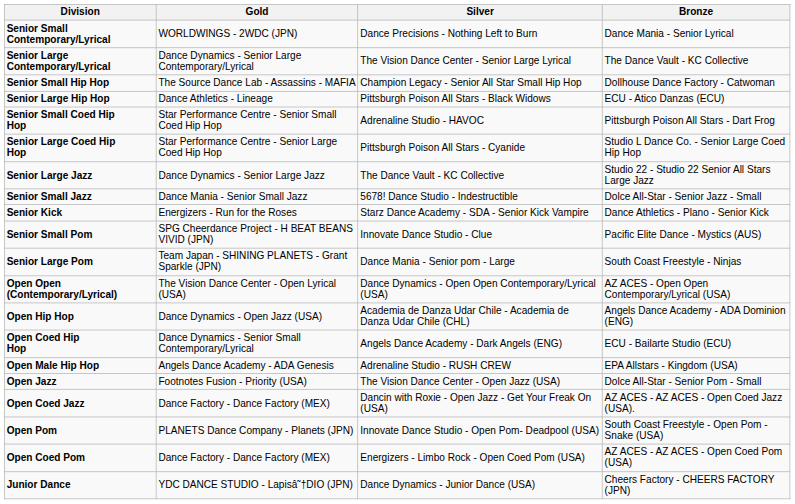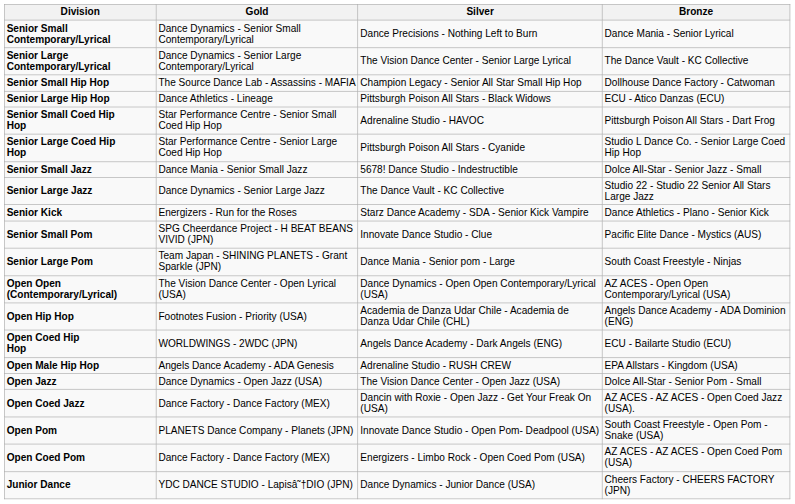(228, 34) WORLDWINGS - 2WDC (JPN) -> (230, 34) Dance Dynamics - Senior Small Contemporary/Lyrical
rows swapped: (49, 197) <-> (49, 175)
(240, 316) Dance Dynamics - Open Jazz (USA) -> (233, 316) Footnotes Fusion - Priority (USA)
(230, 344) Dance Dynamics - Senior Small Contemporary/Lyrical -> (228, 344) WORLDWINGS - 2WDC (JPN)
(233, 381) Footnotes Fusion - Priority (USA) -> (240, 381) Dance Dynamics - Open Jazz (USA)
